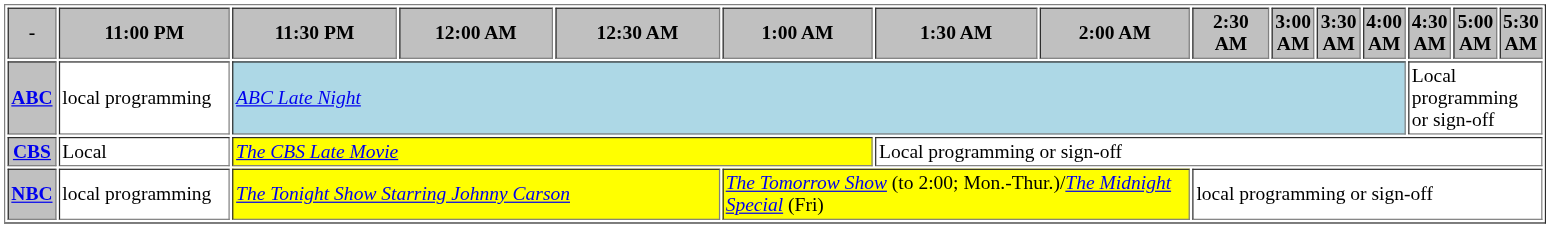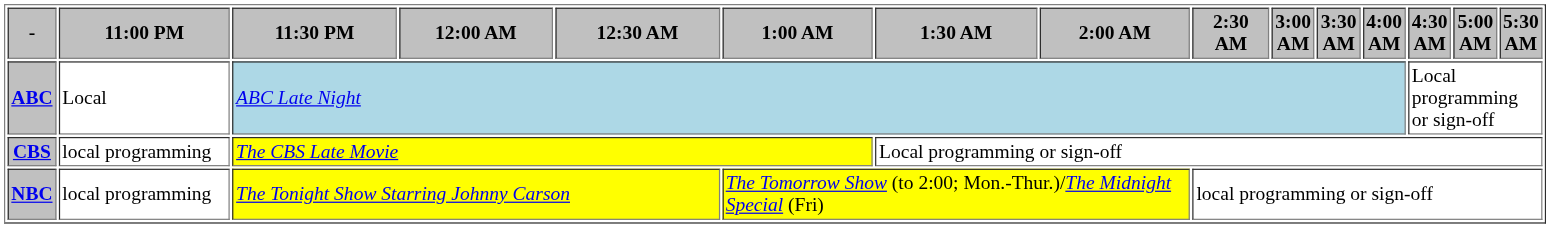(137, 97) local programming -> (85, 97) Local
(85, 151) Local -> (137, 151) local programming
